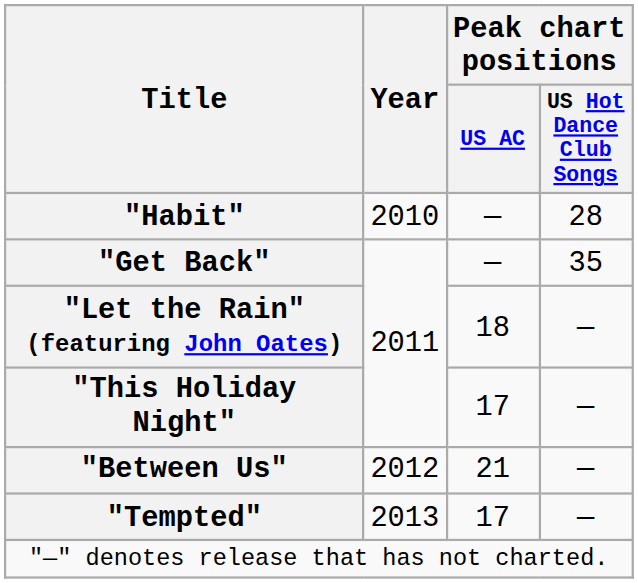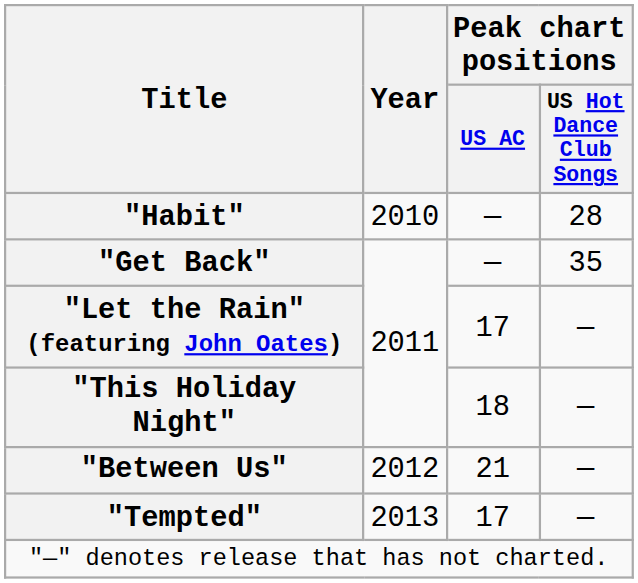(493, 327) 18 -> (493, 327) 17
(493, 407) 17 -> (493, 407) 18
